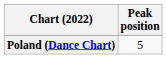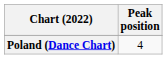(140, 44) 5 -> (140, 44) 4
